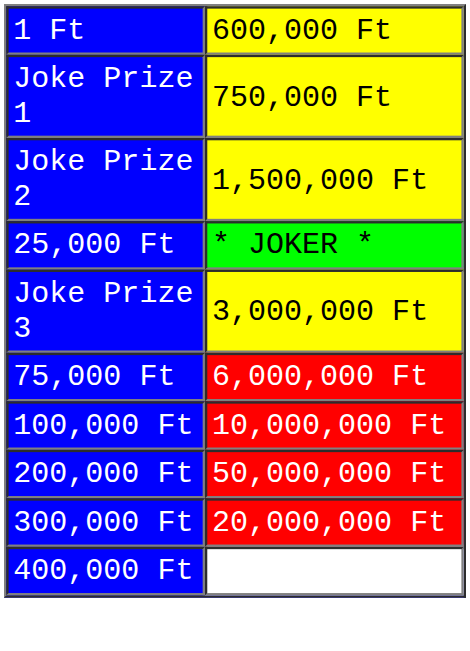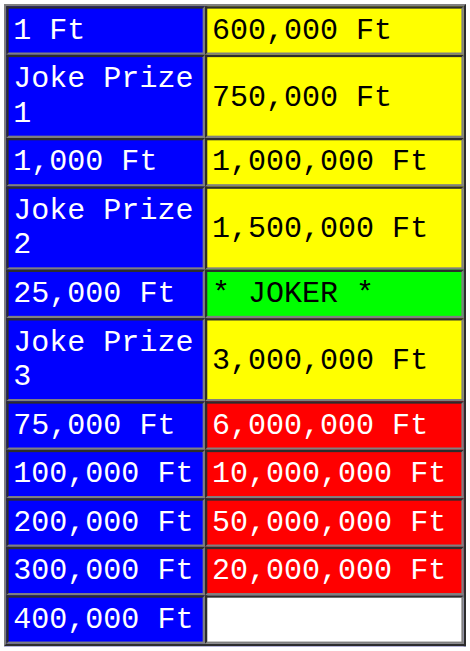+ row: (85, 162)
